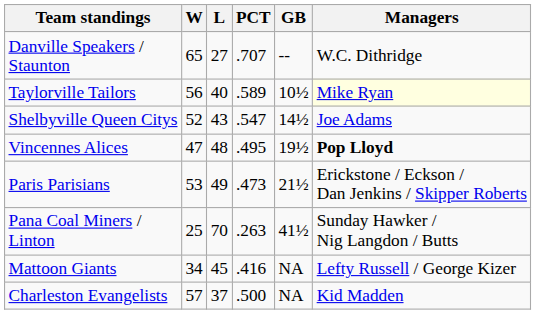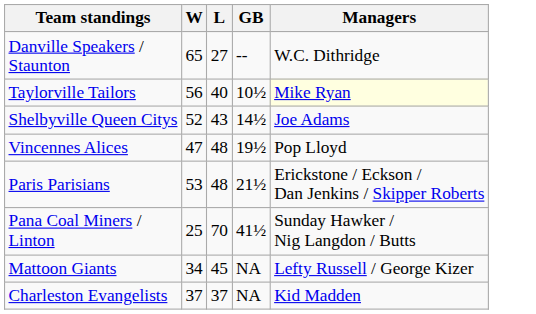- column: (253, 18)
(355, 147) bold -> (310, 147) normal
(219, 184) 49 -> (219, 184) 48
(194, 295) 57 -> (194, 295) 37
